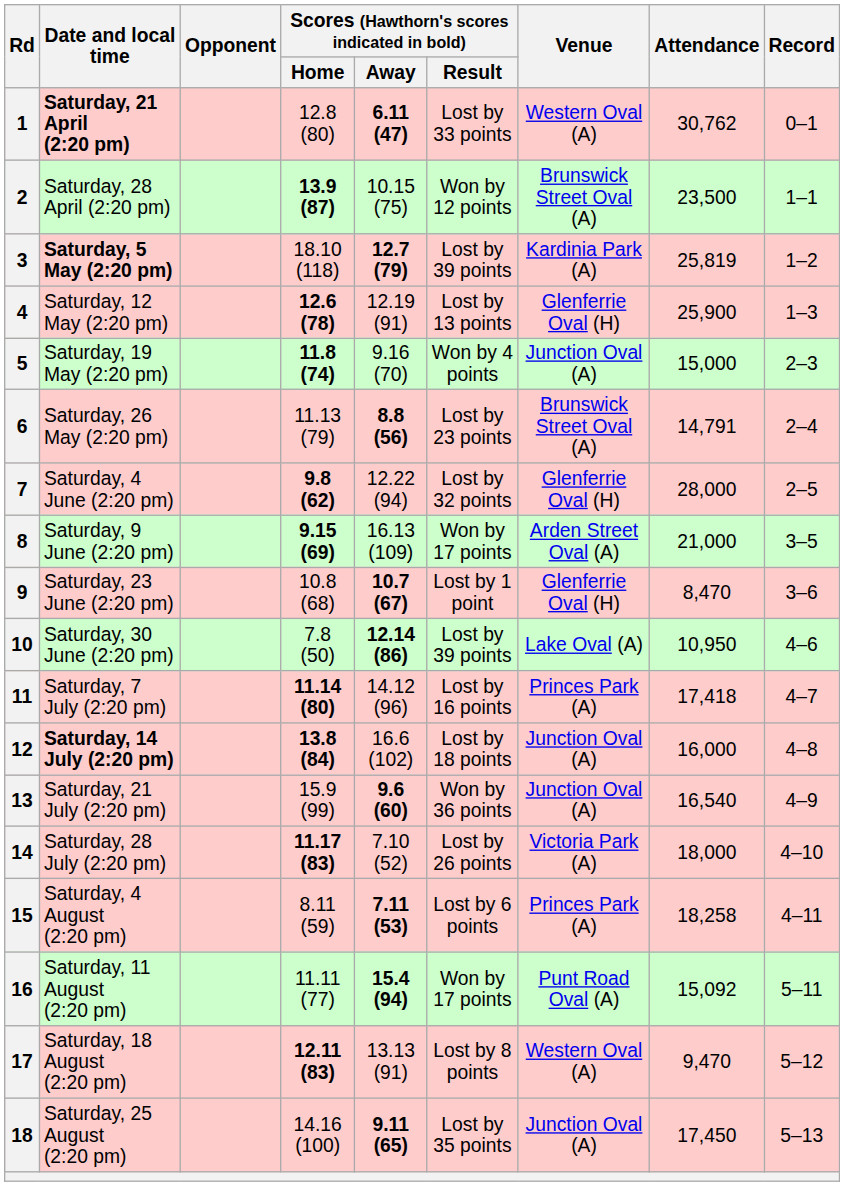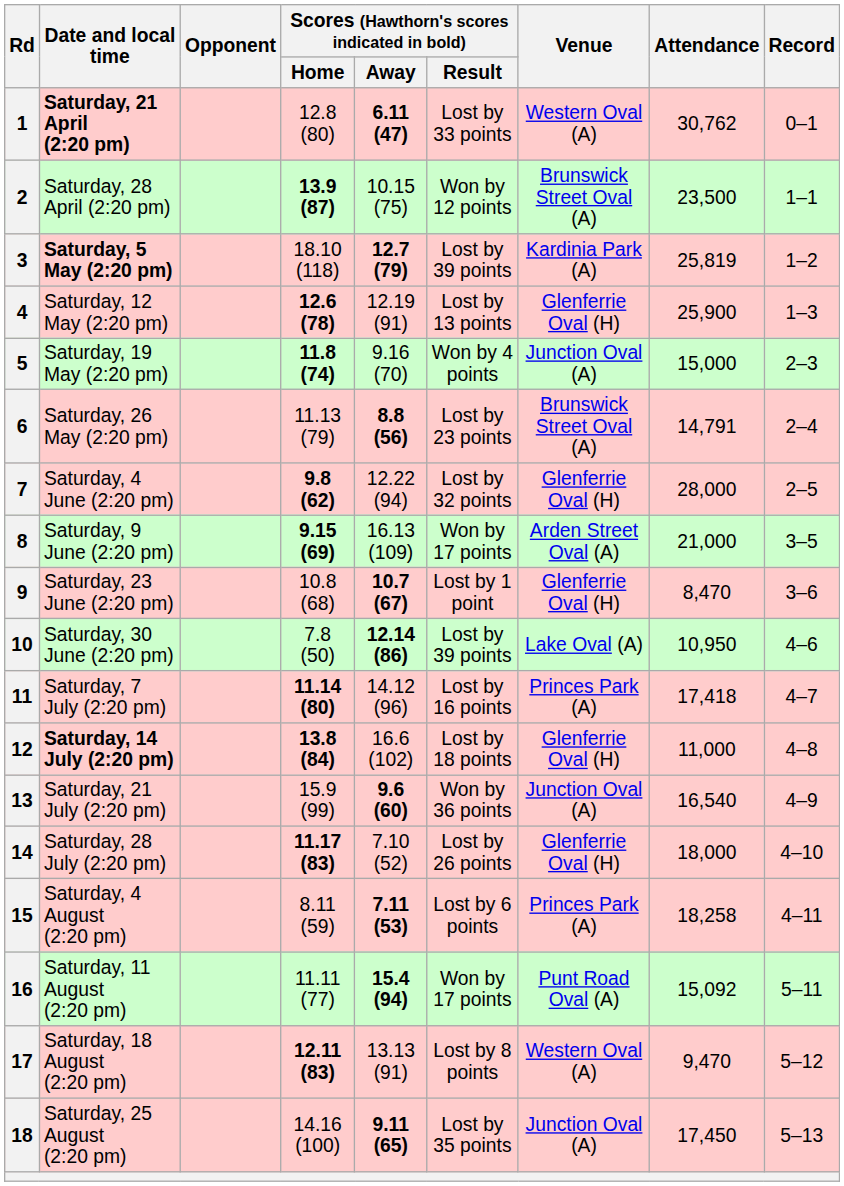(584, 749) Junction Oval (A) -> (584, 749) Glenferrie Oval (H)
(707, 749) 16,000 -> (707, 749) 11,000
(584, 853) Victoria Park (A) -> (584, 853) Glenferrie Oval (H)
